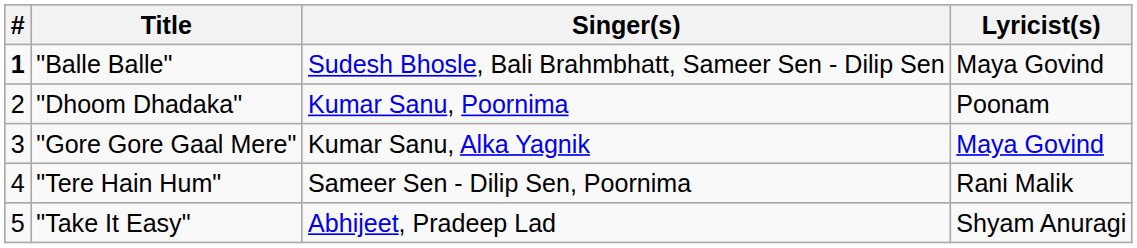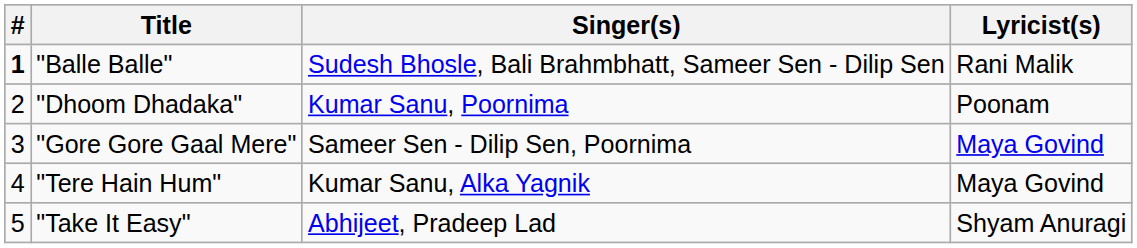(1030, 65) Maya Govind -> (1015, 65) Rani Malik
(449, 144) Kumar Sanu, Alka Yagnik -> (500, 144) Sameer Sen - Dilip Sen, Poornima
(500, 184) Sameer Sen - Dilip Sen, Poornima -> (449, 184) Kumar Sanu, Alka Yagnik
(1015, 184) Rani Malik -> (1030, 184) Maya Govind
